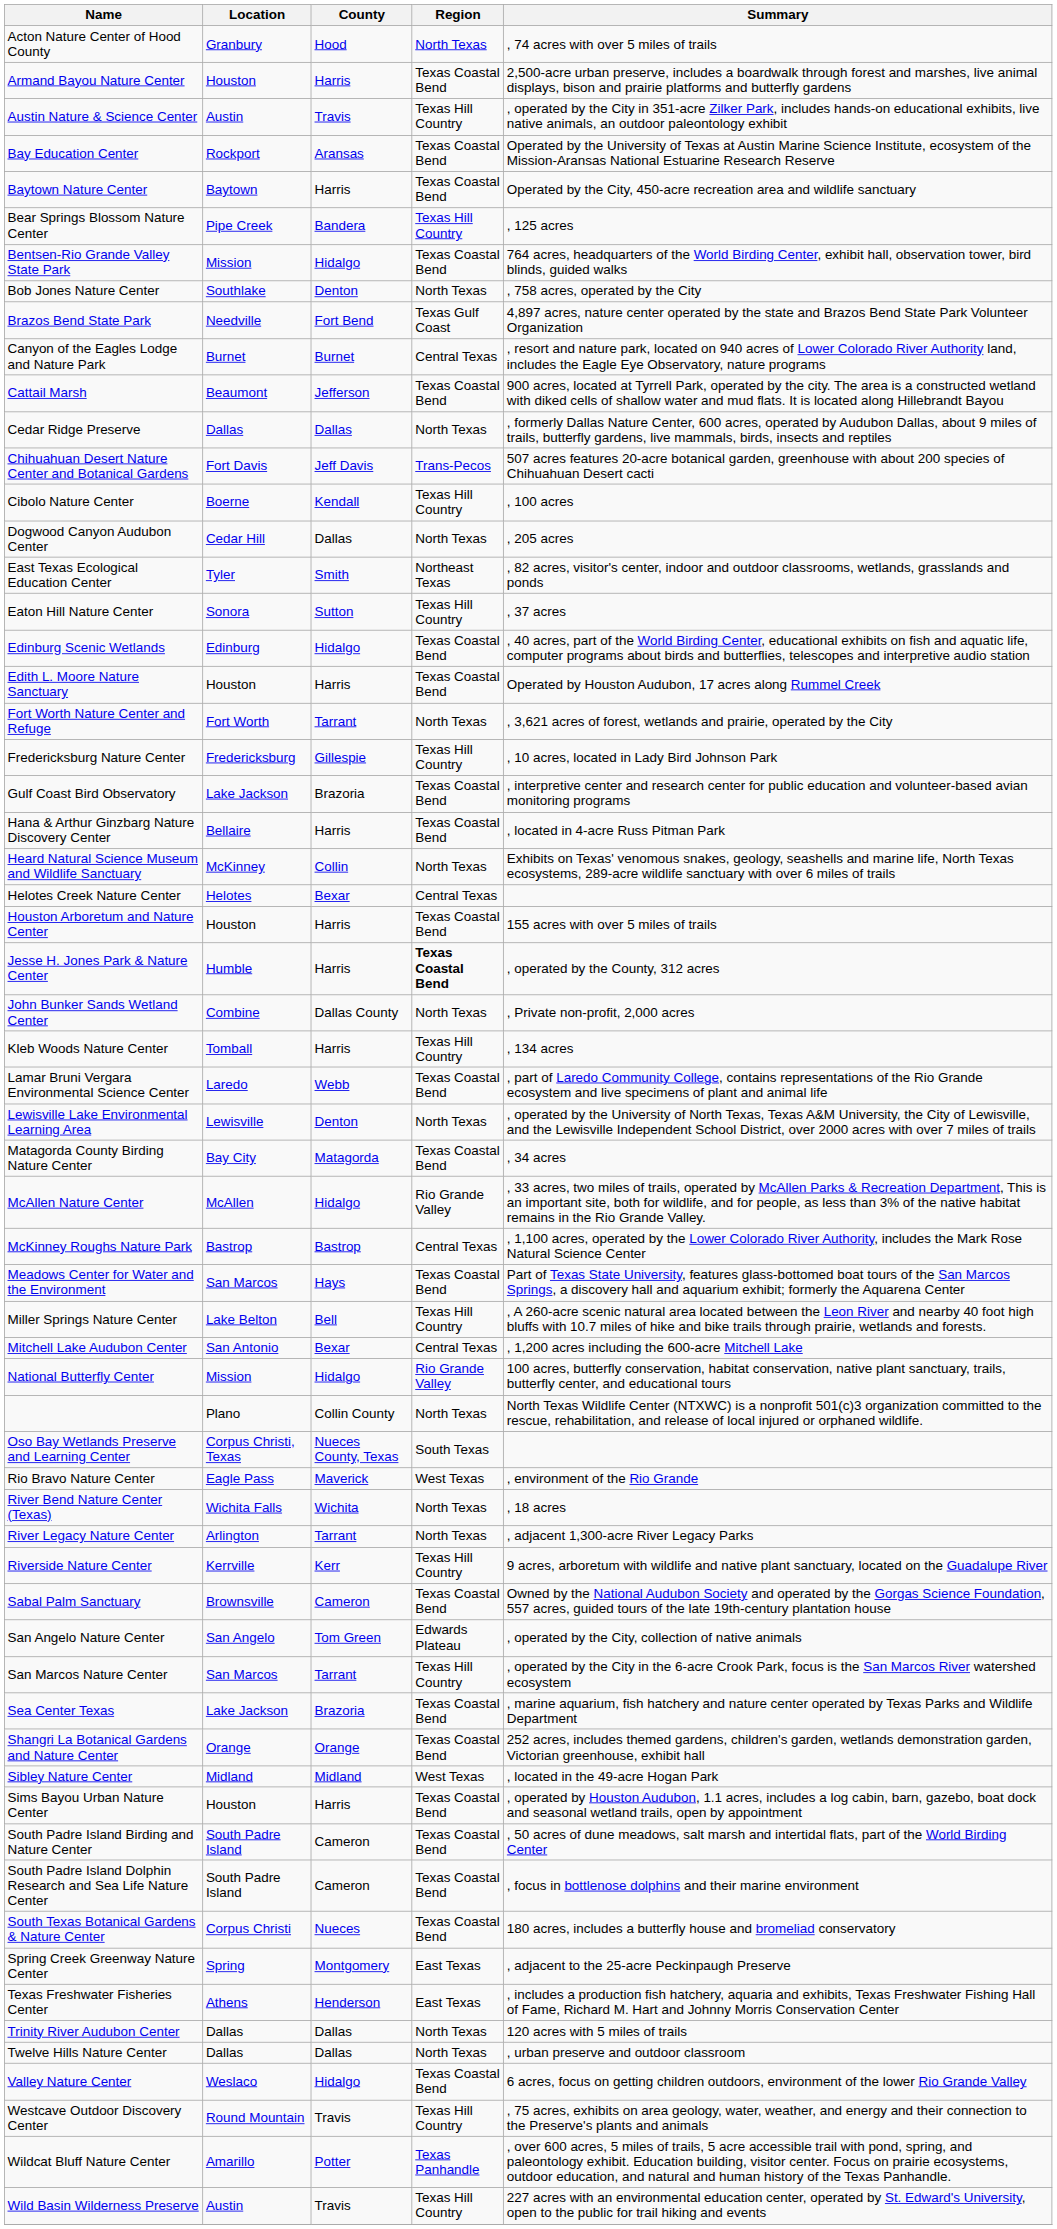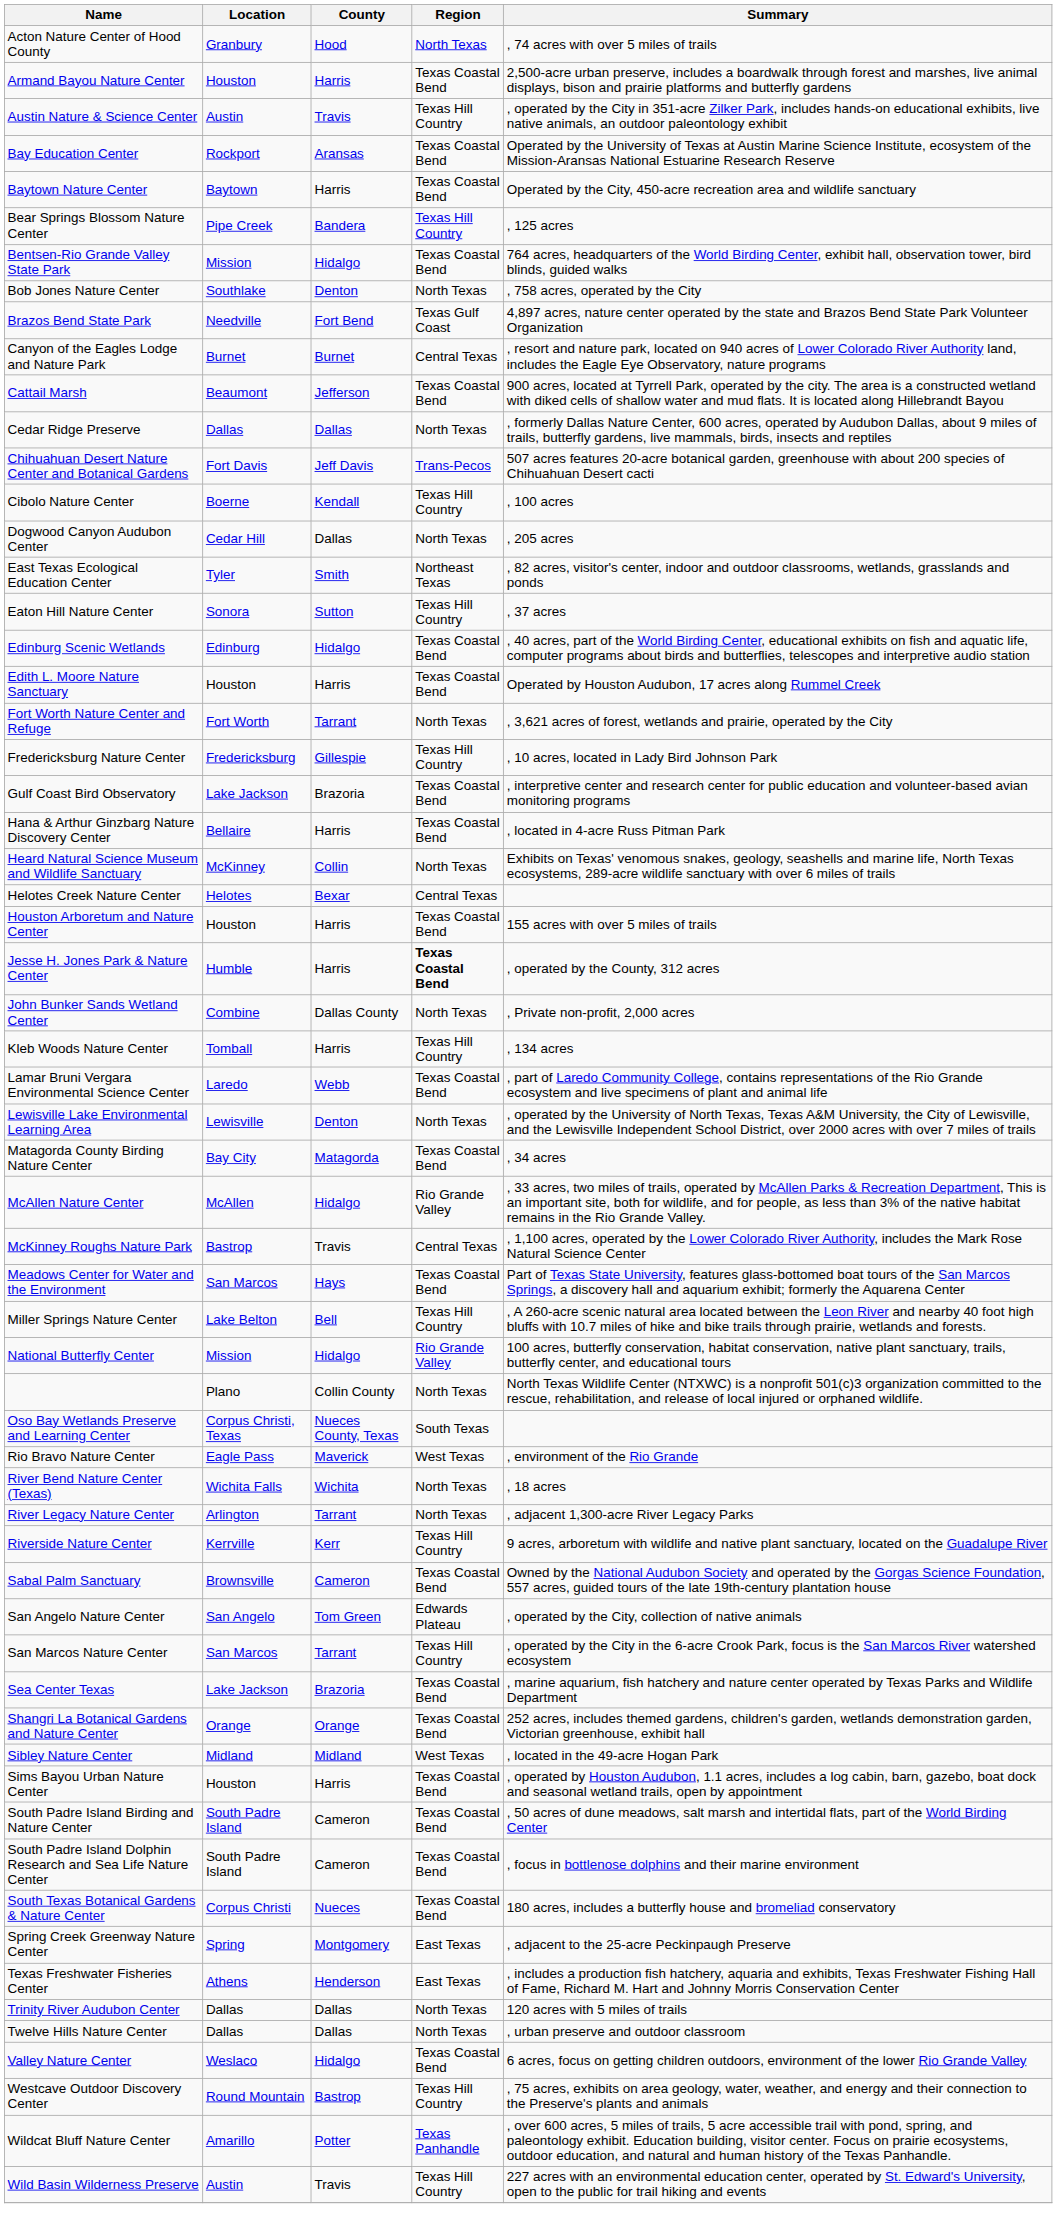(338, 1246) Bastrop -> (333, 1246) Travis
- row: (97, 1348)
(333, 2118) Travis -> (338, 2096) Bastrop
